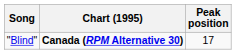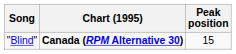(208, 40) 17 -> (208, 40) 15
